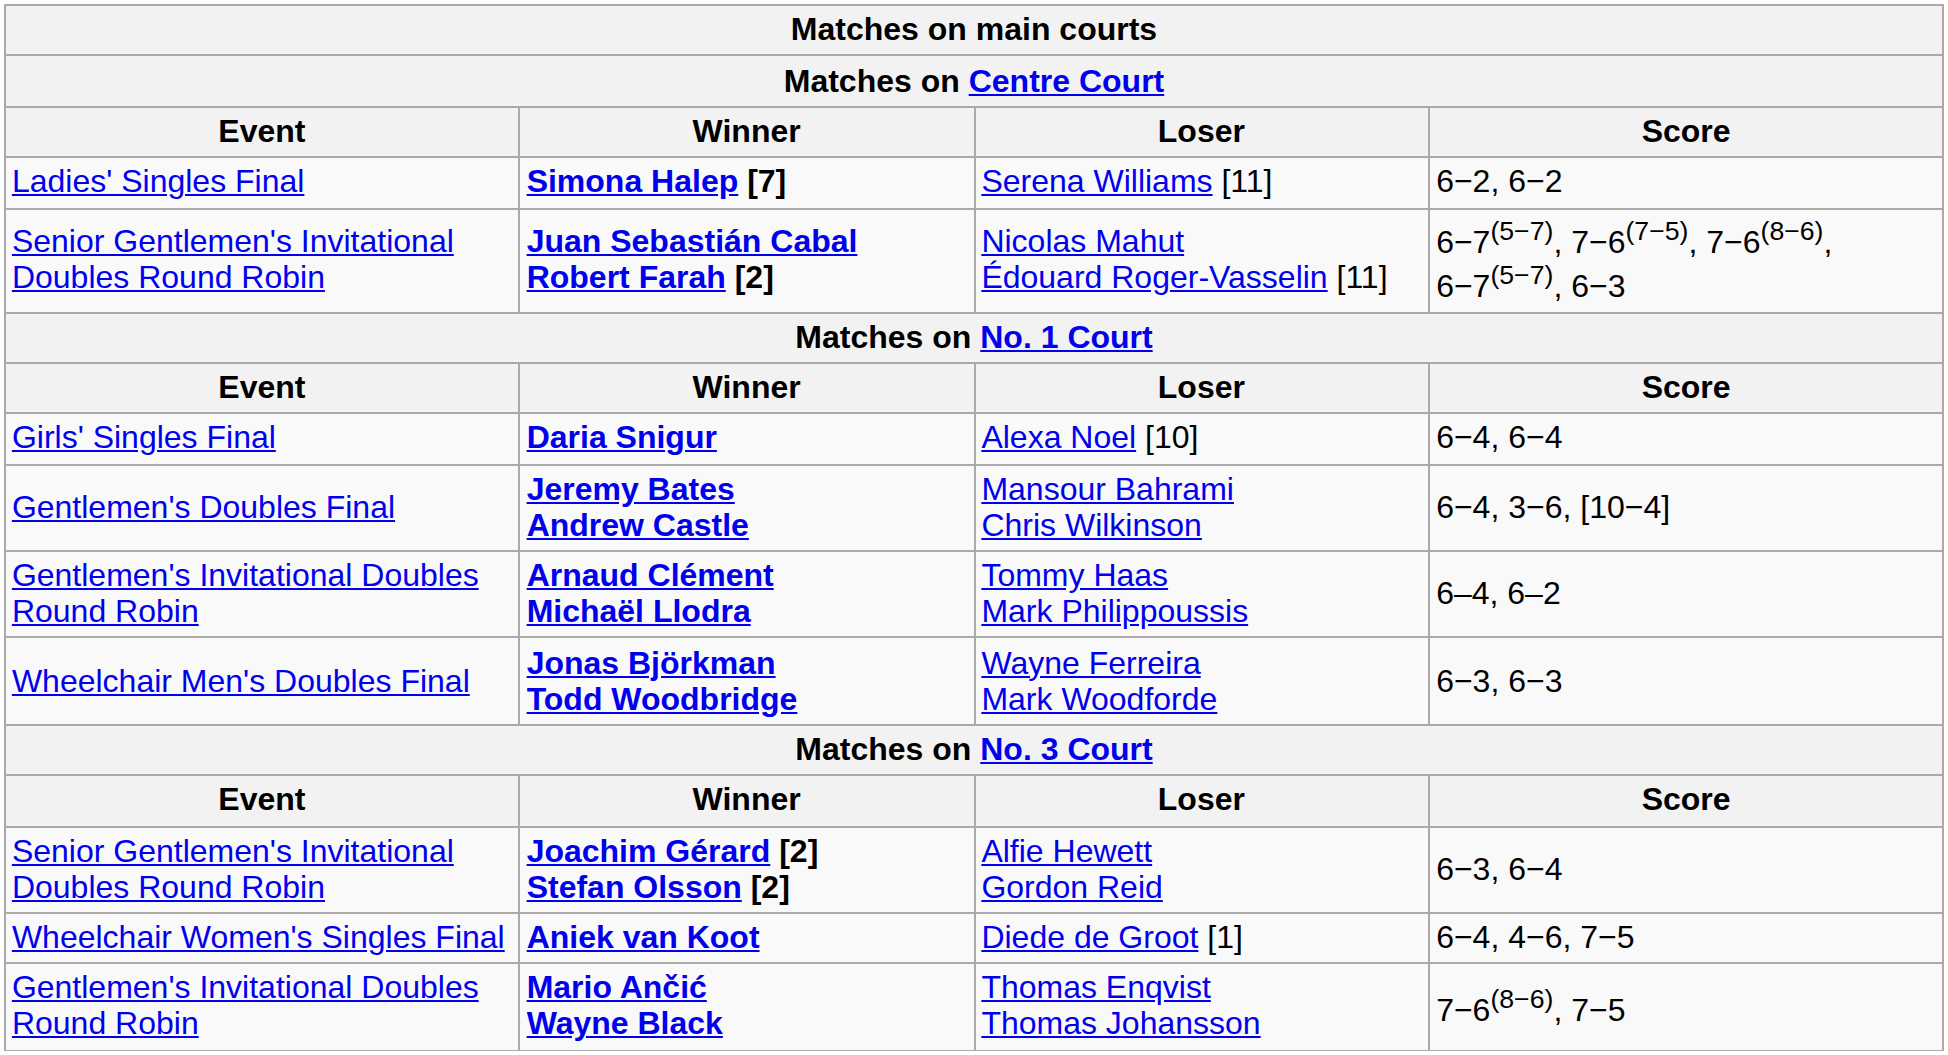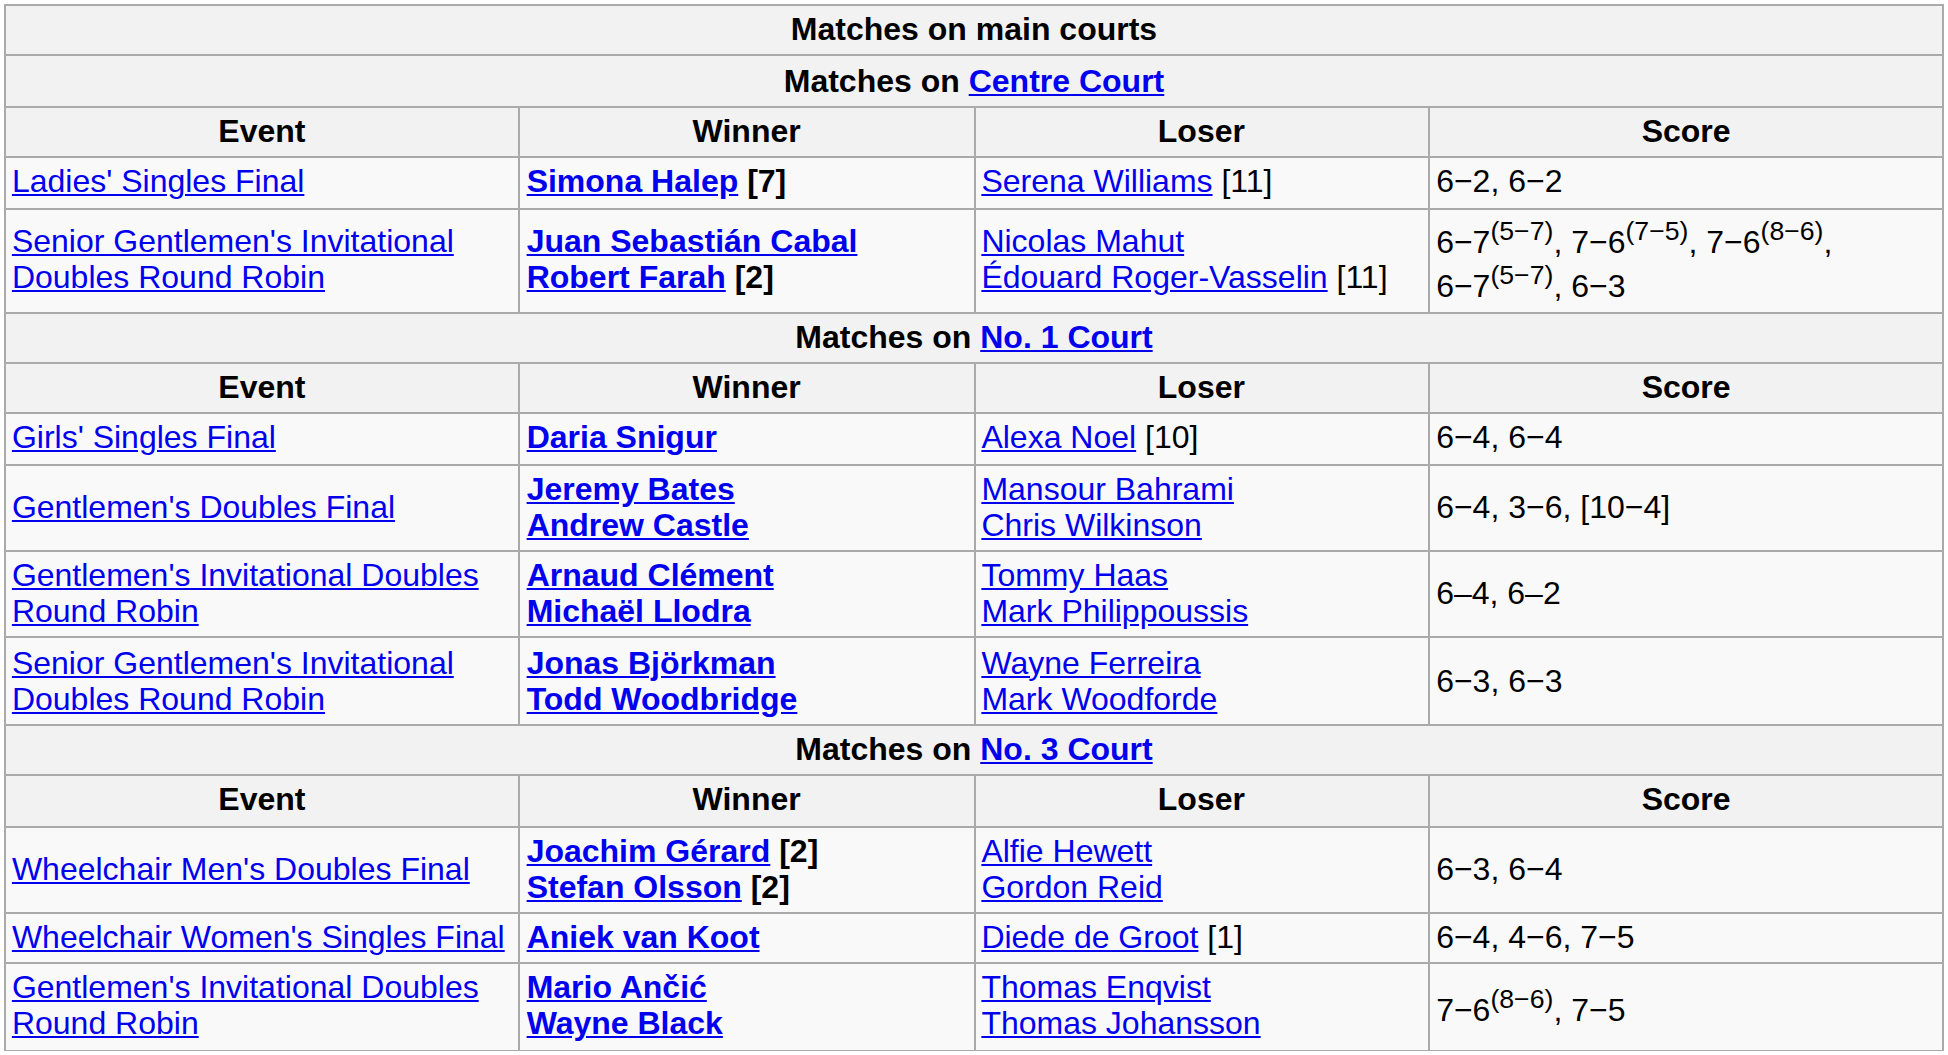(241, 680) Wheelchair Men's Doubles Final -> (233, 680) Senior Gentlemen's Invitational Doubles Round Robin
(233, 868) Senior Gentlemen's Invitational Doubles Round Robin -> (241, 868) Wheelchair Men's Doubles Final
